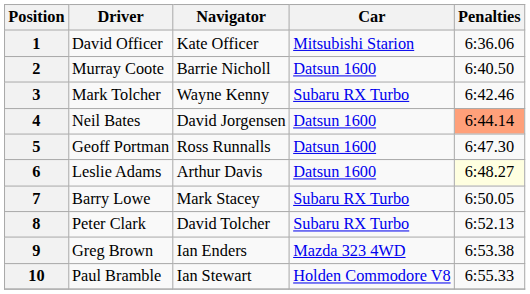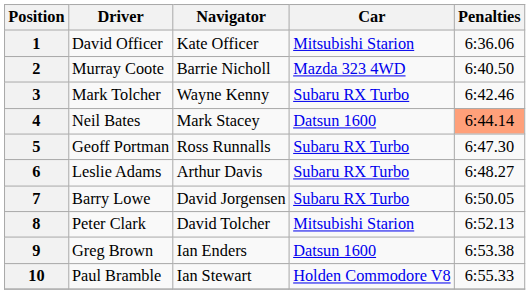(335, 69) Datsun 1600 -> (349, 69) Mazda 323 4WD
(231, 120) David Jorgensen -> (218, 120) Mark Stacey
(335, 146) Datsun 1600 -> (351, 146) Subaru RX Turbo
(335, 172) Datsun 1600 -> (351, 172) Subaru RX Turbo
(489, 172) lightyellow background -> (489, 172) no background
(218, 198) Mark Stacey -> (231, 198) David Jorgensen
(351, 224) Subaru RX Turbo -> (354, 224) Mitsubishi Starion
(349, 250) Mazda 323 4WD -> (335, 250) Datsun 1600
